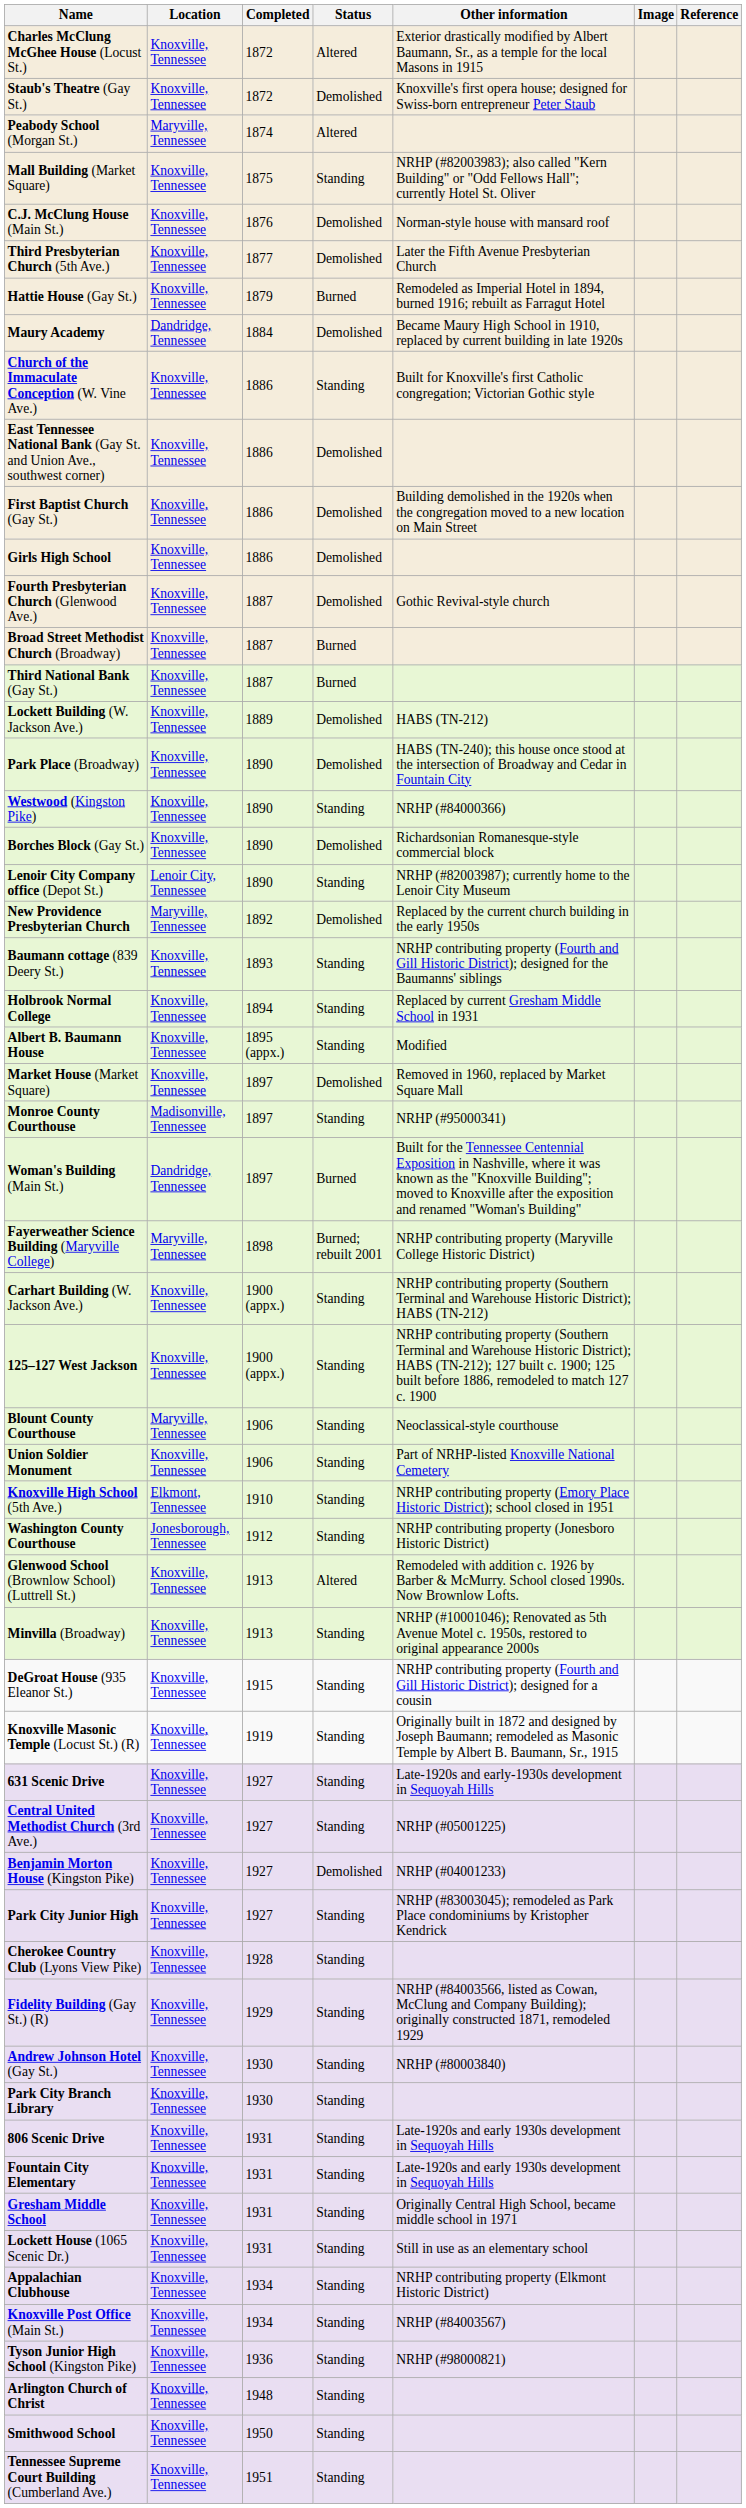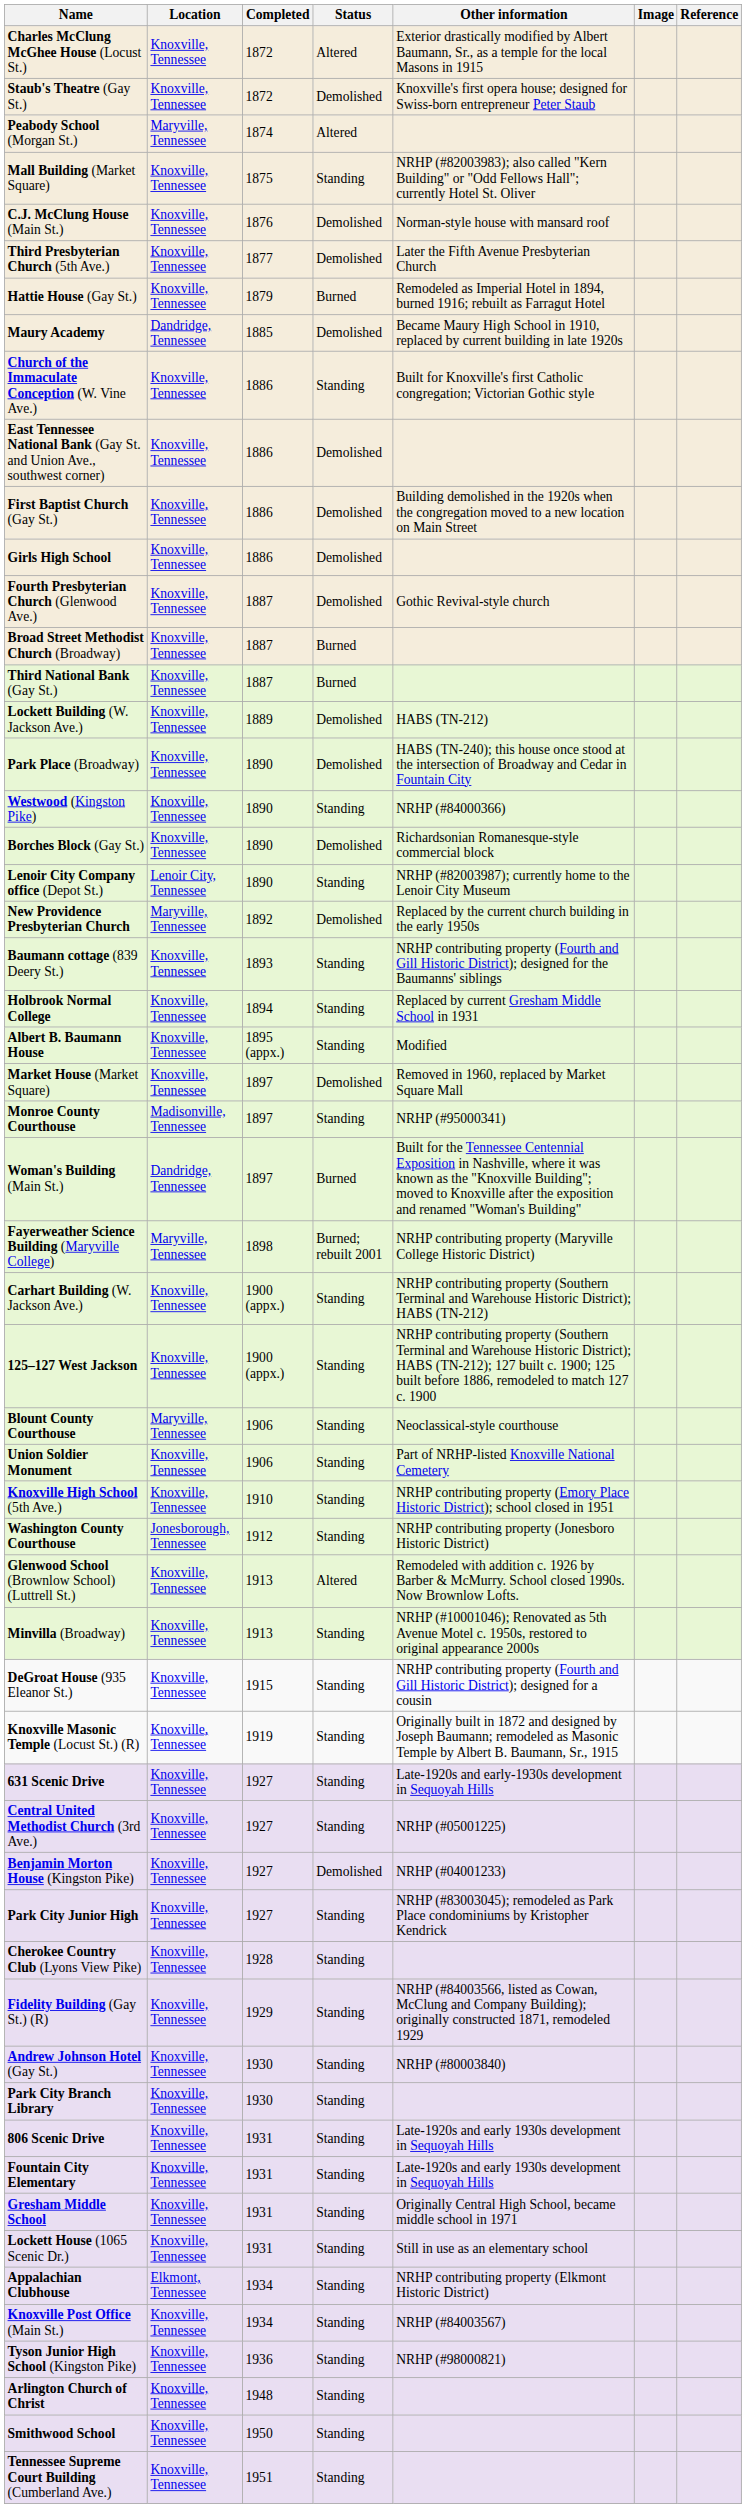(259, 333) 1884 -> (259, 333) 1885
(178, 1499) Elkmont, Tennessee -> (179, 1499) Knoxville, Tennessee
(179, 2285) Knoxville, Tennessee -> (178, 2285) Elkmont, Tennessee
